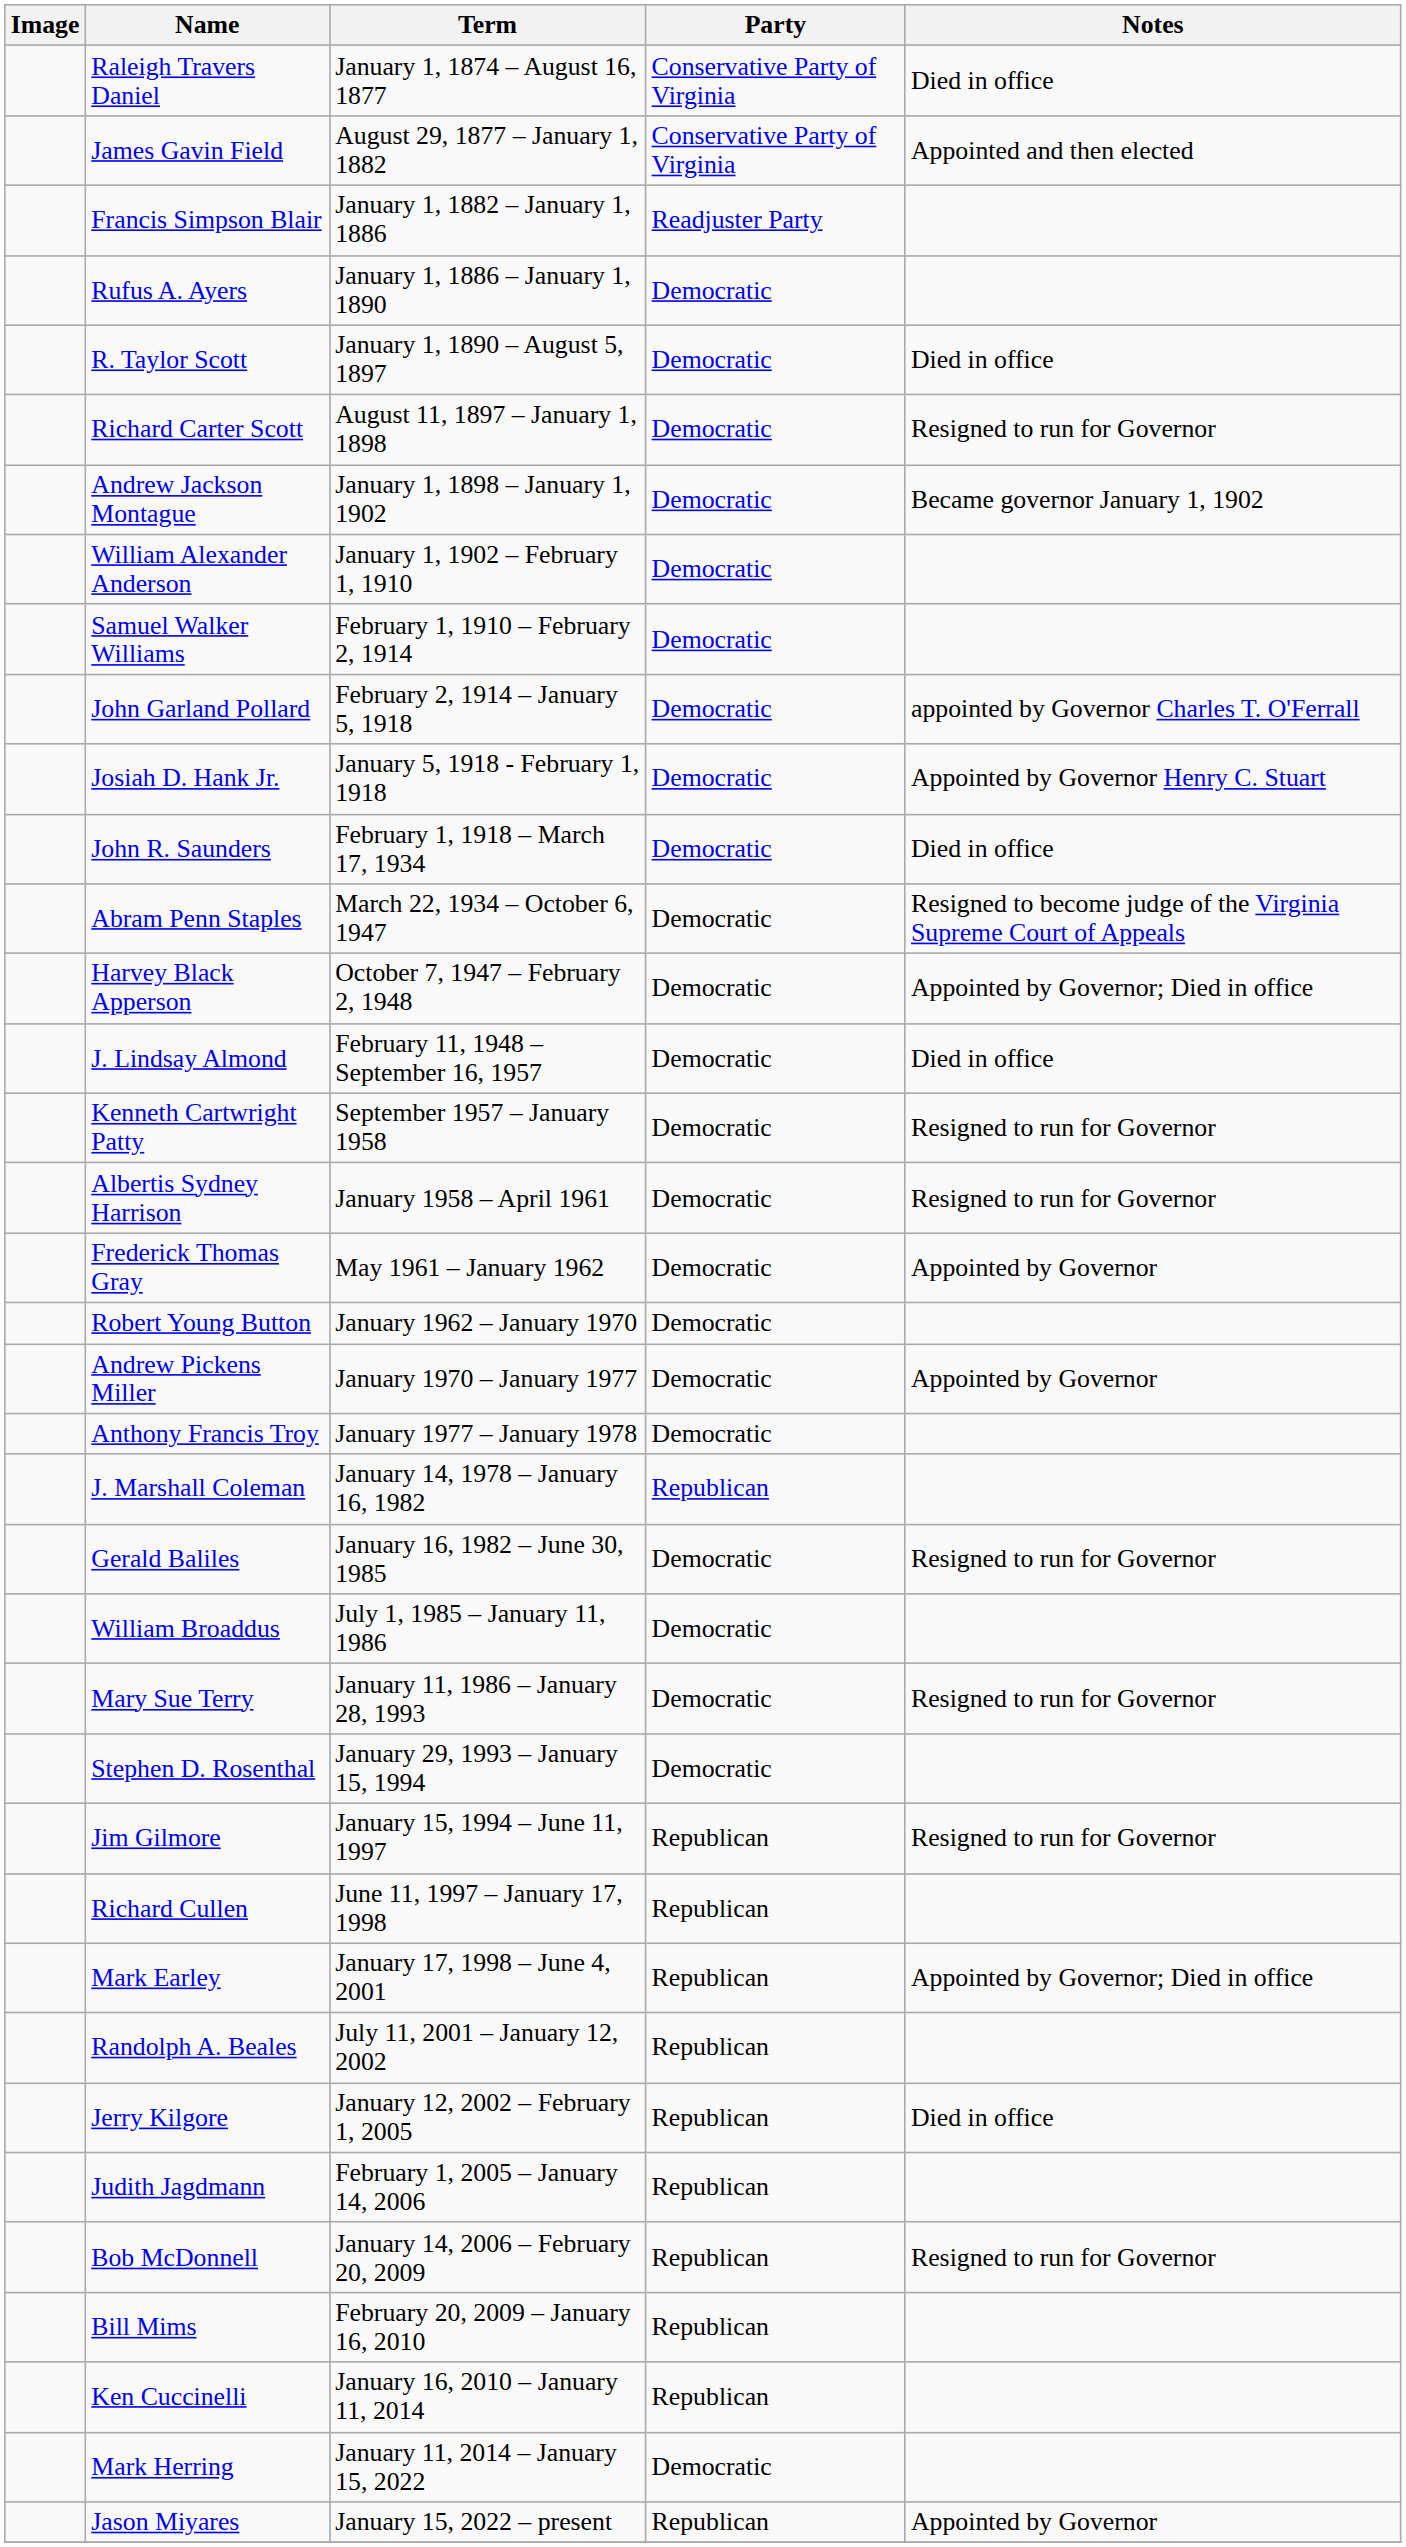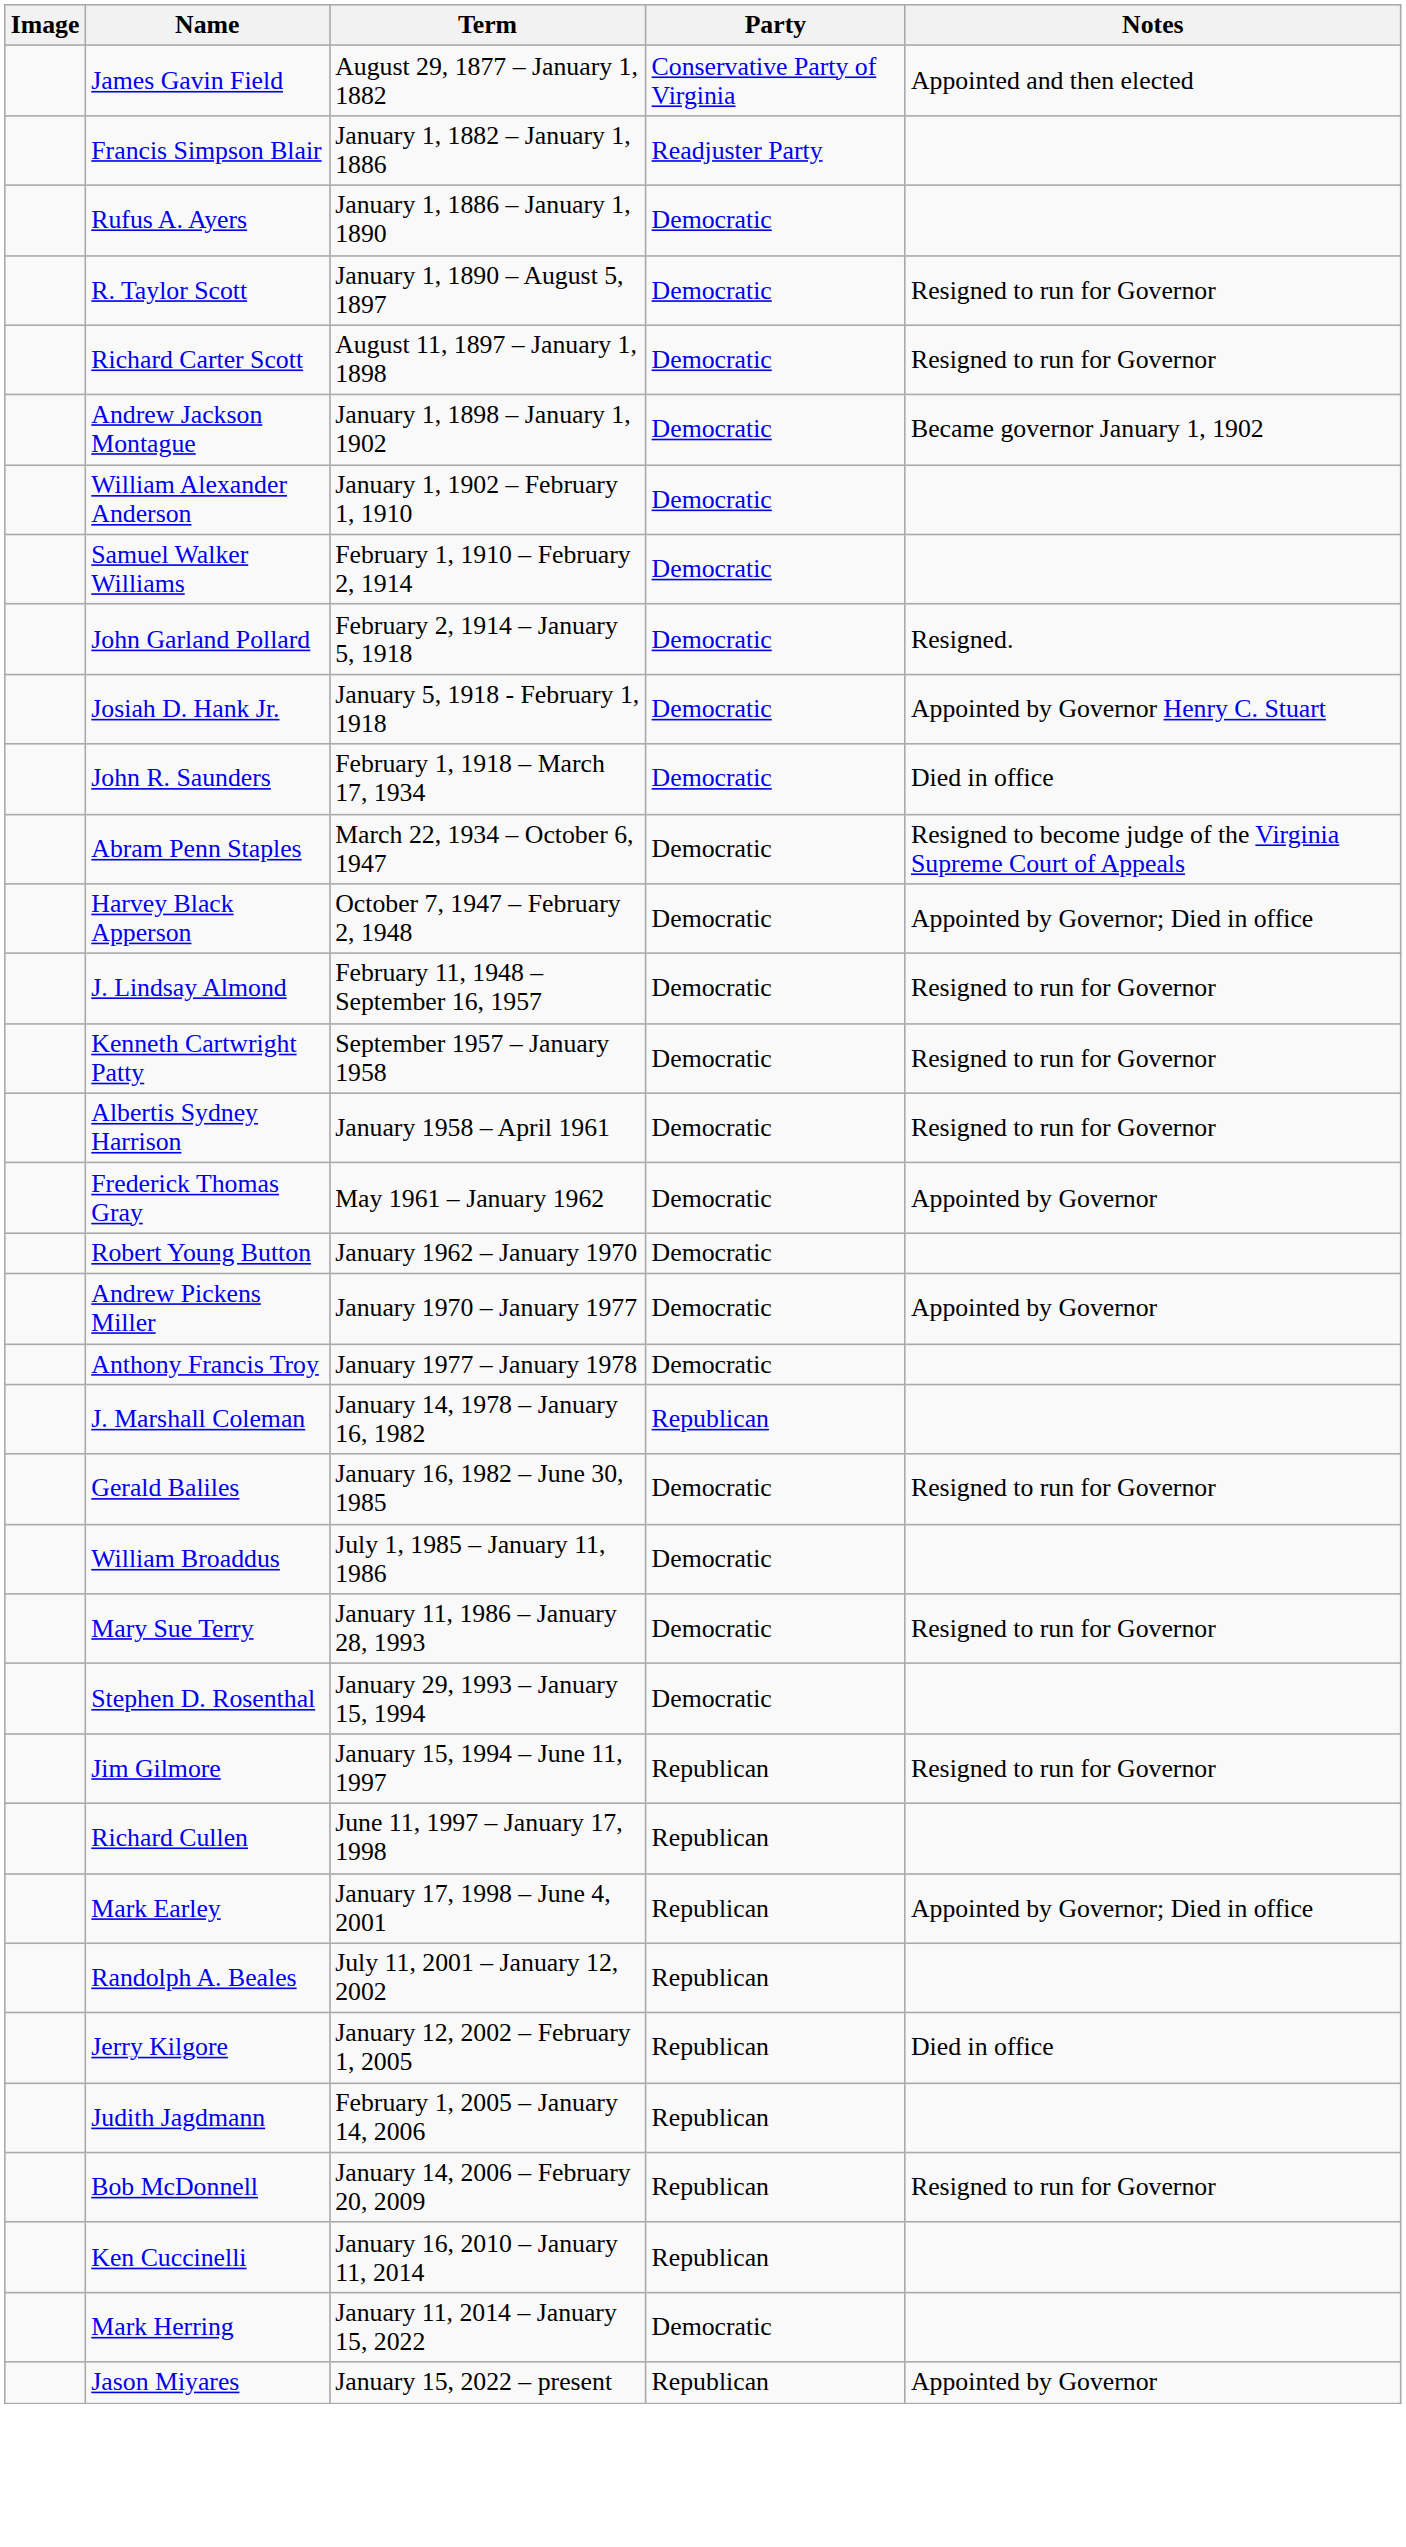- row: (173, 80)
(982, 359) Died in office -> (1063, 289) Resigned to run for Governor
(1135, 708) appointed by Governor Charles T. O'Ferrall -> (962, 638) Resigned.
(982, 1057) Died in office -> (1063, 988) Resigned to run for Governor
- row: (144, 2326)
